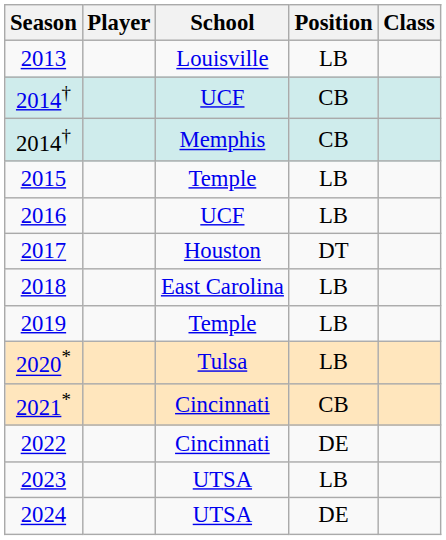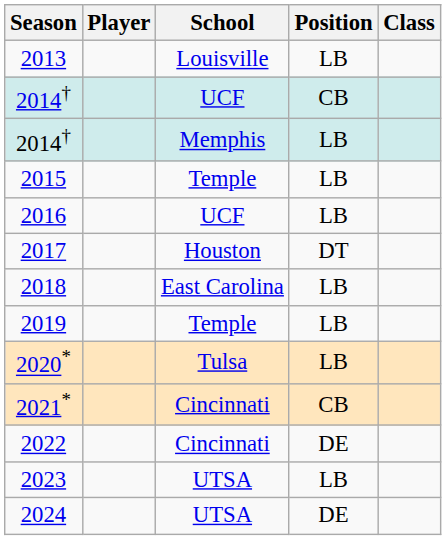(334, 139) CB -> (334, 139) LB
